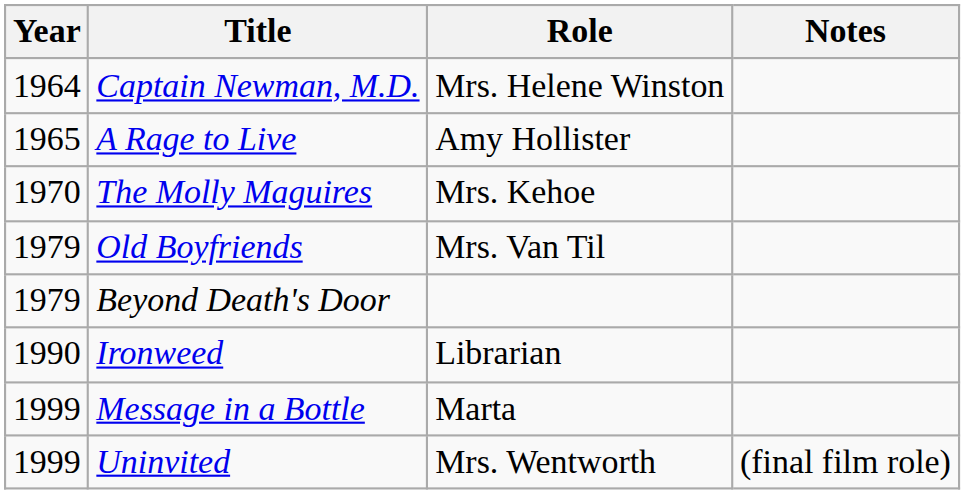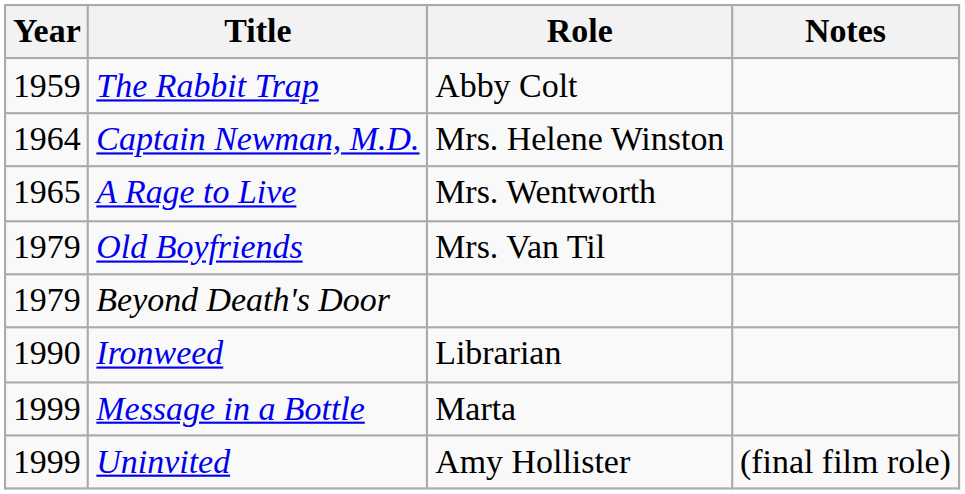+ row: (208, 85)
(533, 138) Amy Hollister -> (546, 192) Mrs. Wentworth
- row: (234, 192)
(546, 461) Mrs. Wentworth -> (533, 461) Amy Hollister
